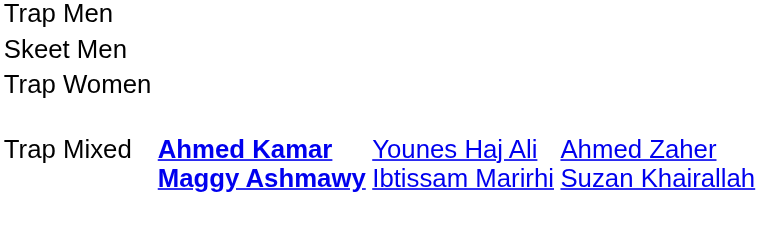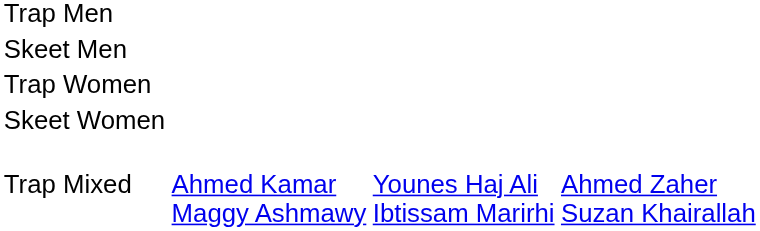+ row: (84, 120)
(262, 163) bold -> (269, 199) normal
